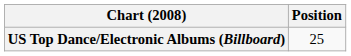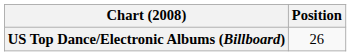(317, 39) 25 -> (317, 39) 26
